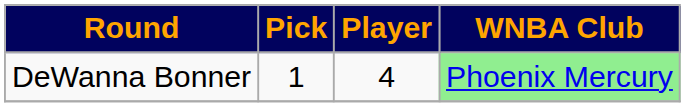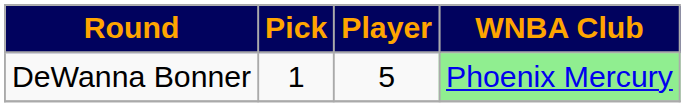(387, 76) 4 -> (387, 76) 5
